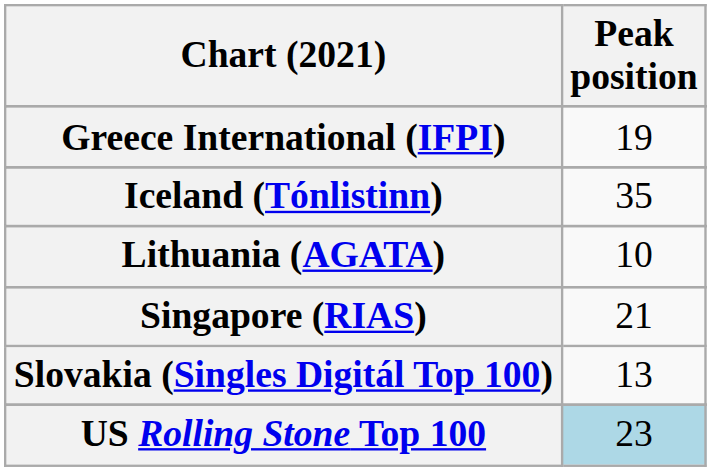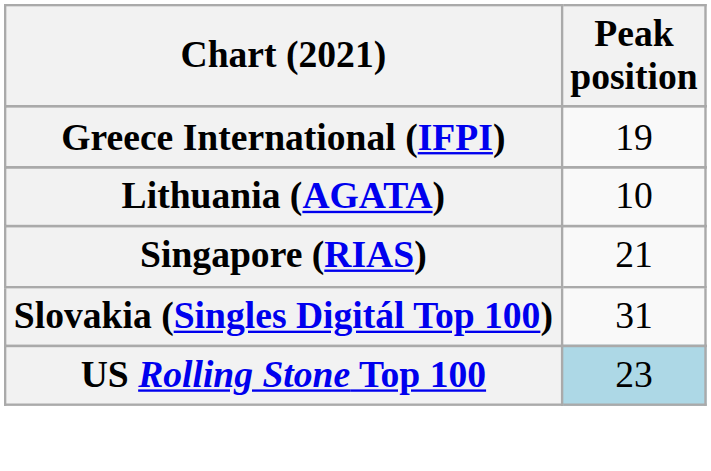- row: (283, 195)
(634, 374) 13 -> (634, 315) 31
